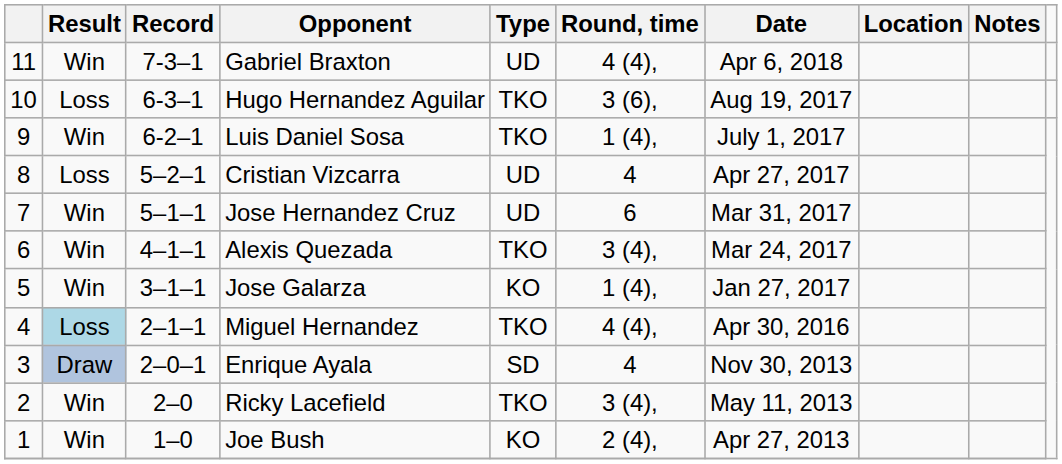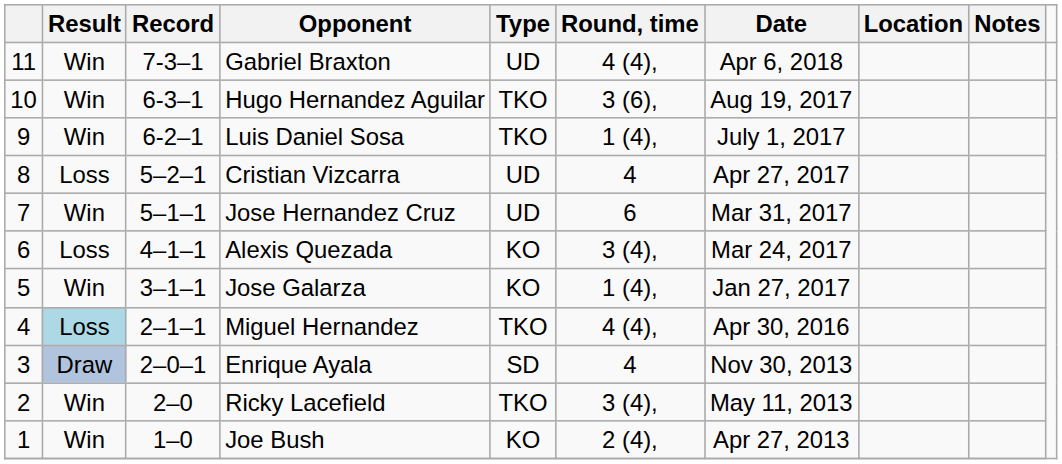(84, 99) Loss -> (84, 99) Win
(84, 251) Win -> (84, 251) Loss
(523, 251) TKO -> (523, 251) KO
